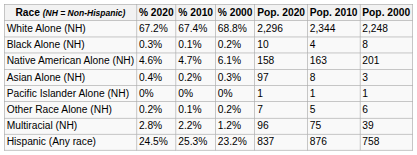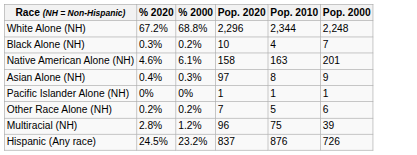- column: (196, 12)
(365, 45) 8 -> (326, 45) 7
(365, 77) 3 -> (326, 77) 9
(371, 142) 758 -> (331, 142) 726
